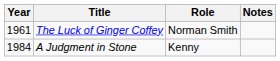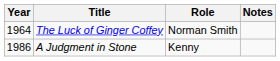(19, 30) 1961 -> (19, 30) 1964
(19, 47) 1984 -> (19, 47) 1986
